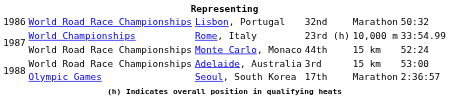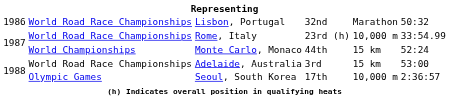(82, 36) World Championships -> (110, 36) World Road Race Championships
(110, 50) World Road Race Championships -> (82, 50) World Championships
(375, 77) Marathon -> (375, 77) 10,000 m
